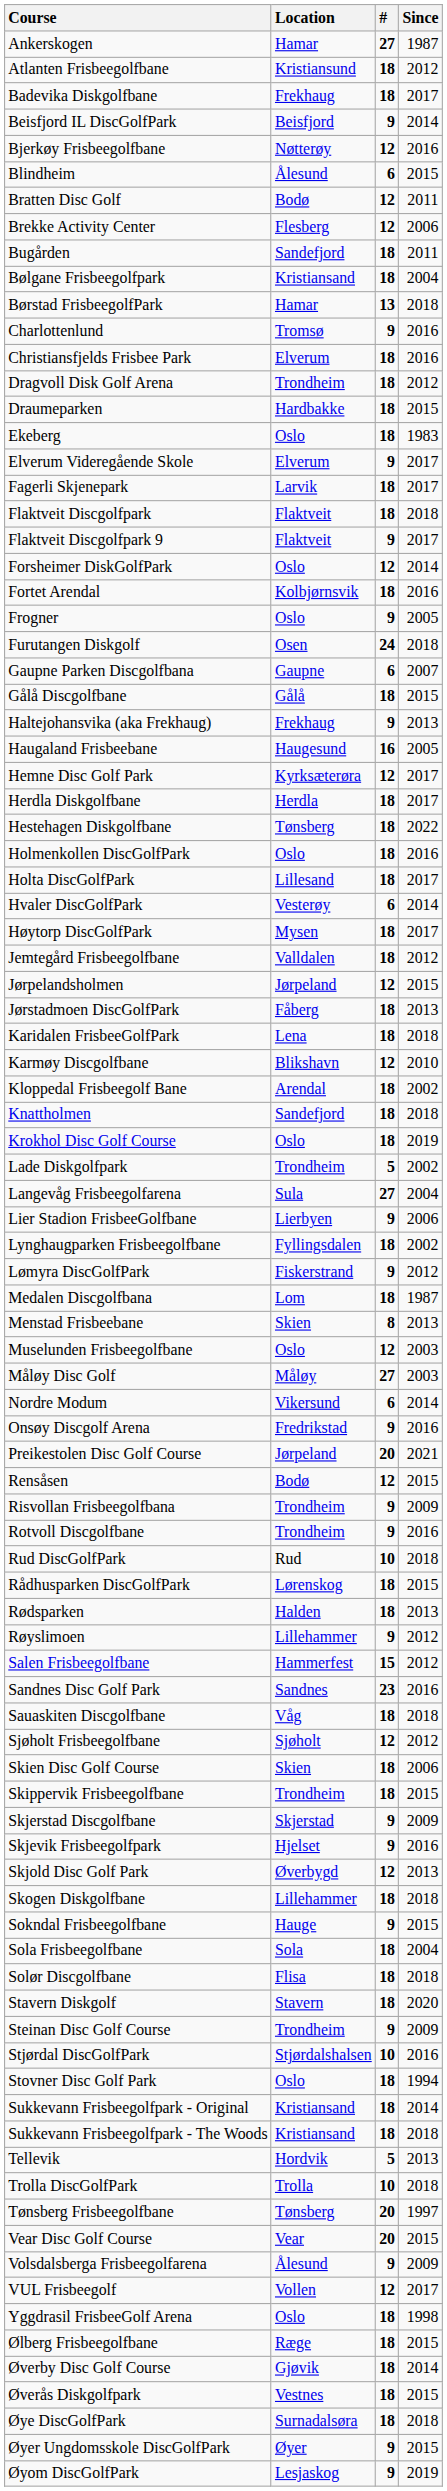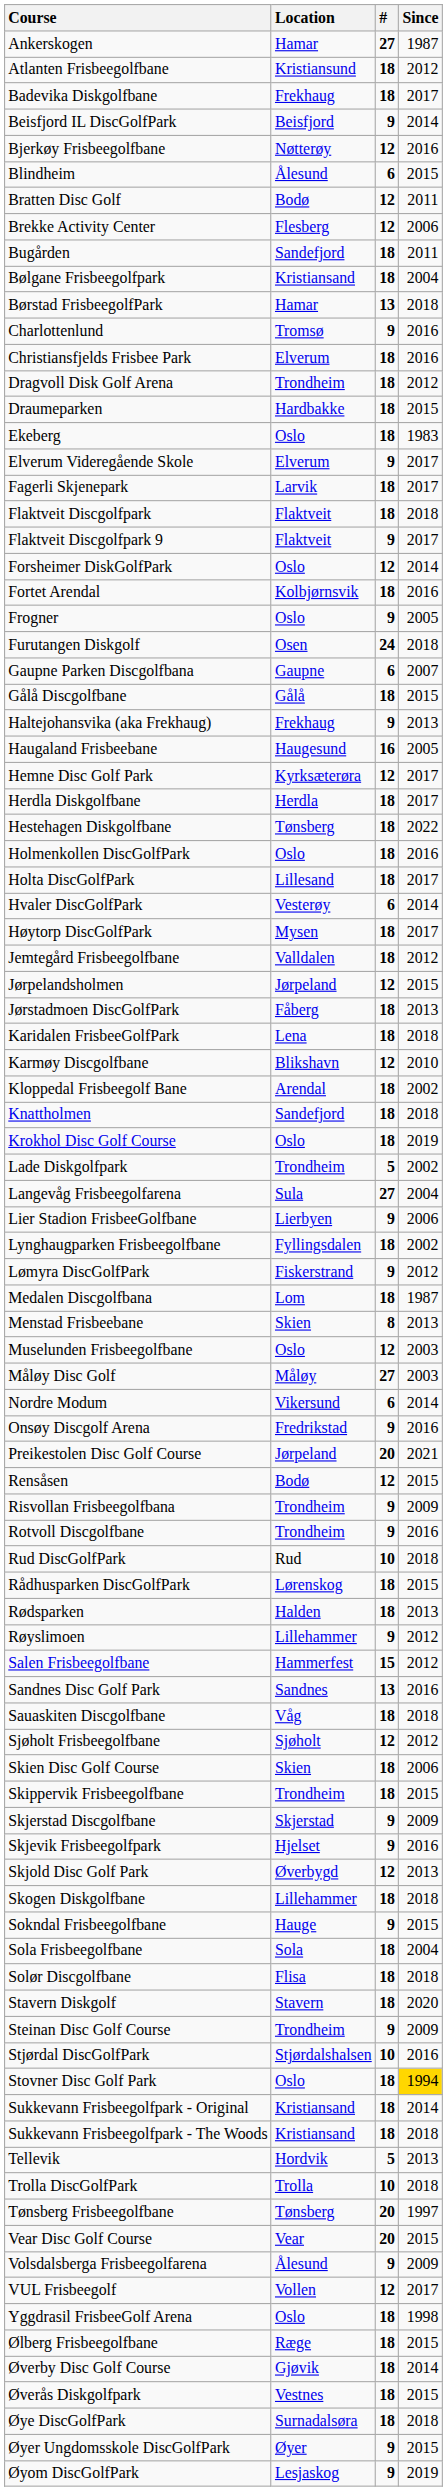(387, 1689) 23 -> (387, 1689) 13
(423, 2081) no background -> (423, 2081) gold background
